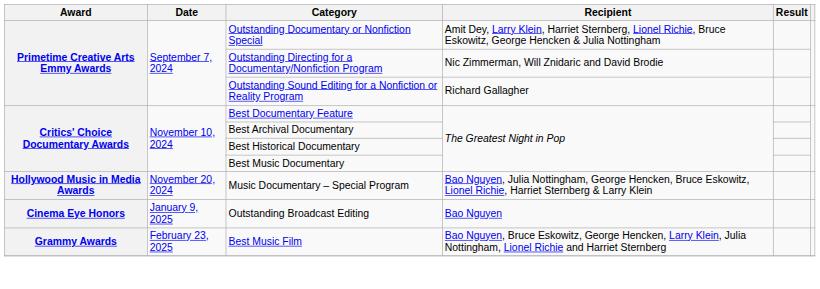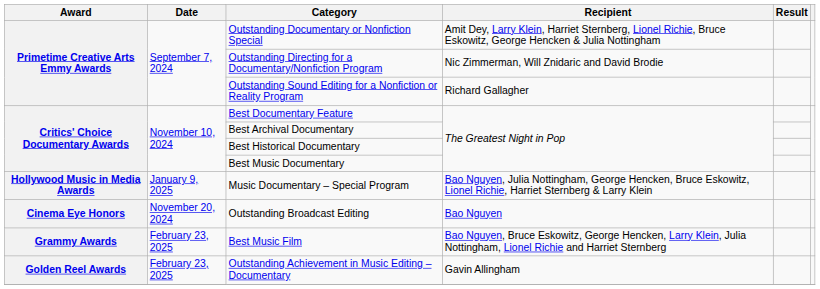(182, 185) November 20, 2024 -> (174, 185) January 9, 2025
(174, 213) January 9, 2025 -> (182, 213) November 20, 2024
+ row: (330, 270)
